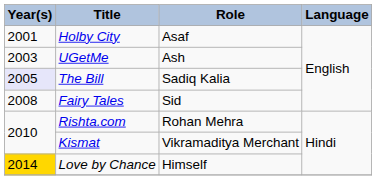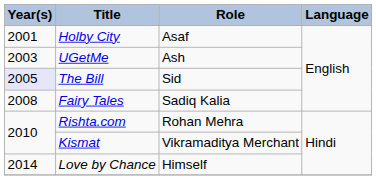(196, 79) Sadiq Kalia -> (172, 79) Sid
(172, 100) Sid -> (196, 100) Sadiq Kalia
(22, 164) gold background -> (22, 164) no background
